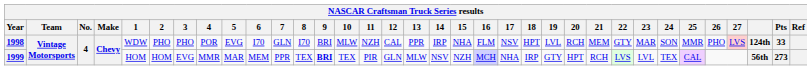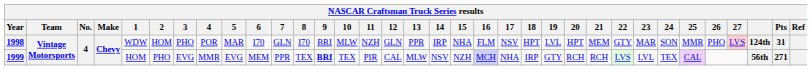(162, 42) PHO -> (162, 42) HOM
(234, 42) EVG -> (234, 42) MAR
(393, 42) CAL -> (393, 42) GLN
(575, 42) RCH -> (575, 42) HPT
(781, 42) 33 -> (781, 42) 31
(162, 57) HOM -> (162, 57) PHO
(234, 57) MAR -> (234, 57) EVG
(393, 57) GLN -> (393, 57) CAL
(575, 57) HPT -> (575, 57) RCH
(781, 57) 273 -> (781, 57) 271
